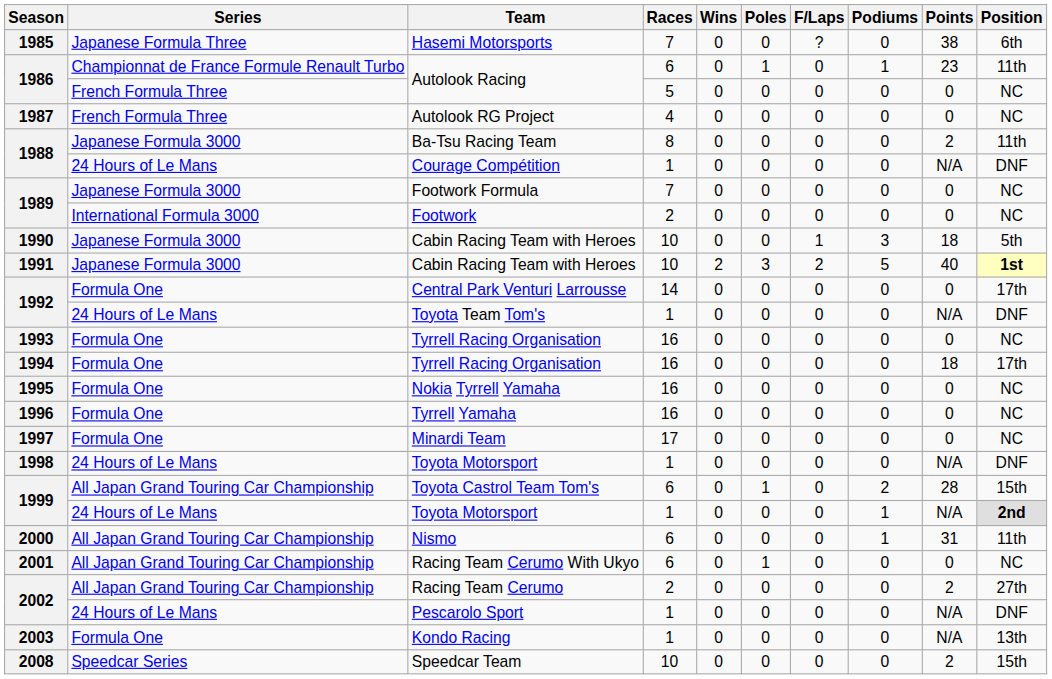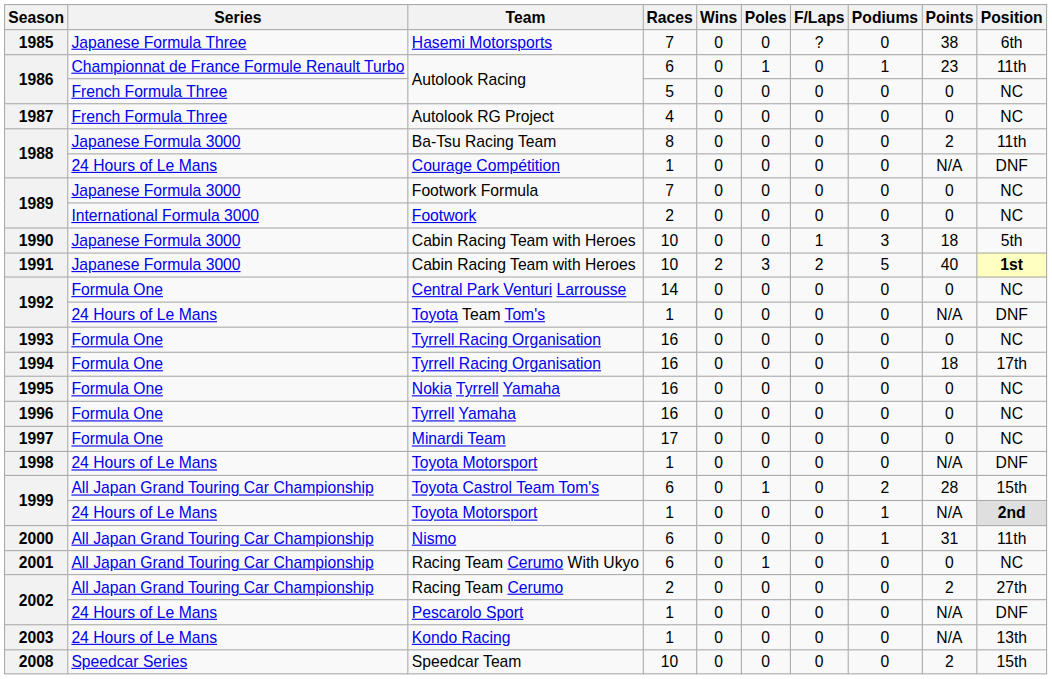(1012, 290) 17th -> (1012, 290) NC
(117, 637) Formula One -> (144, 637) 24 Hours of Le Mans
